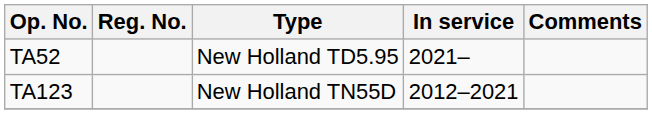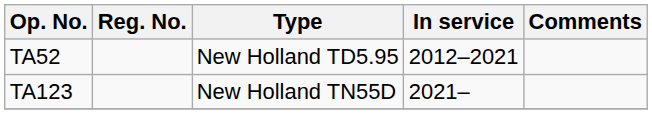(439, 56) 2021– -> (464, 56) 2012–2021
(464, 91) 2012–2021 -> (439, 91) 2021–
